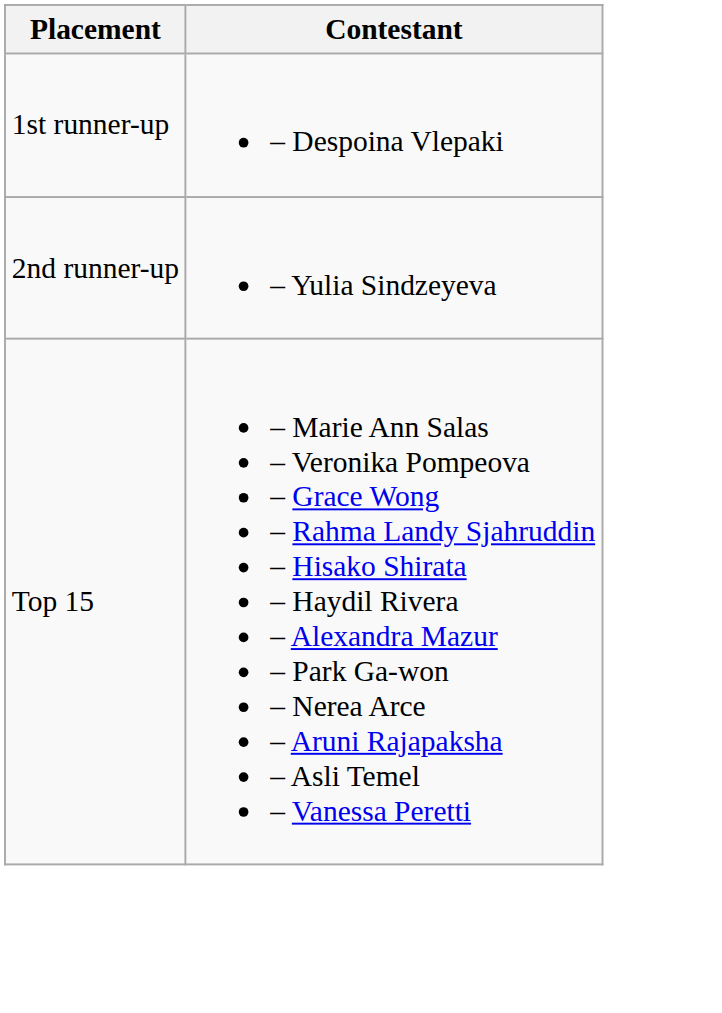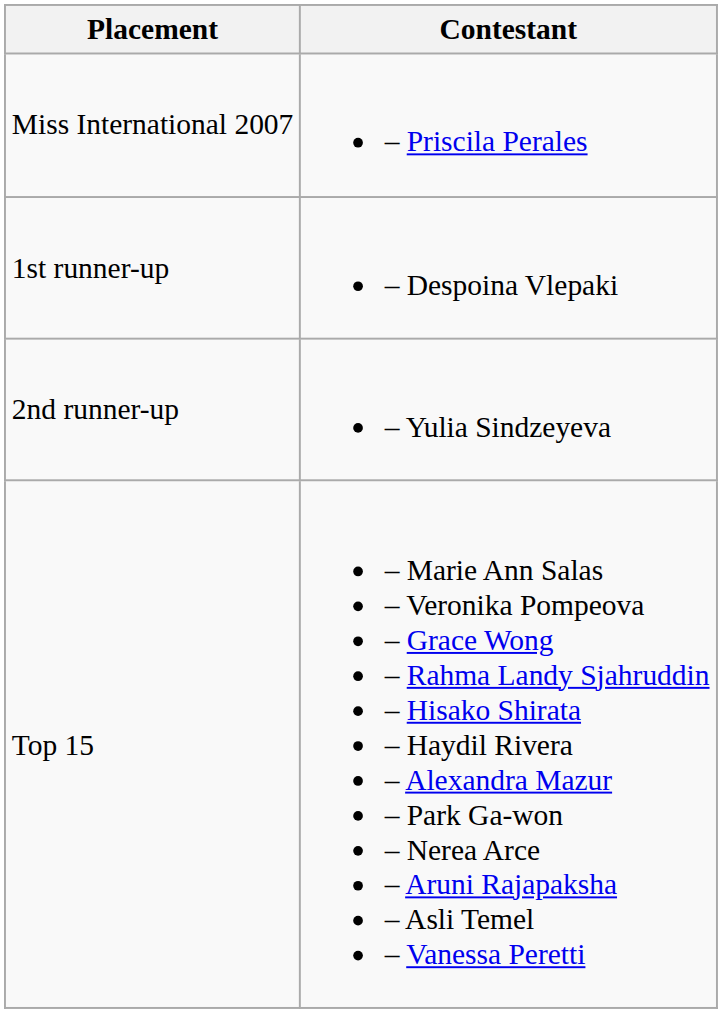+ row: (153, 124)
